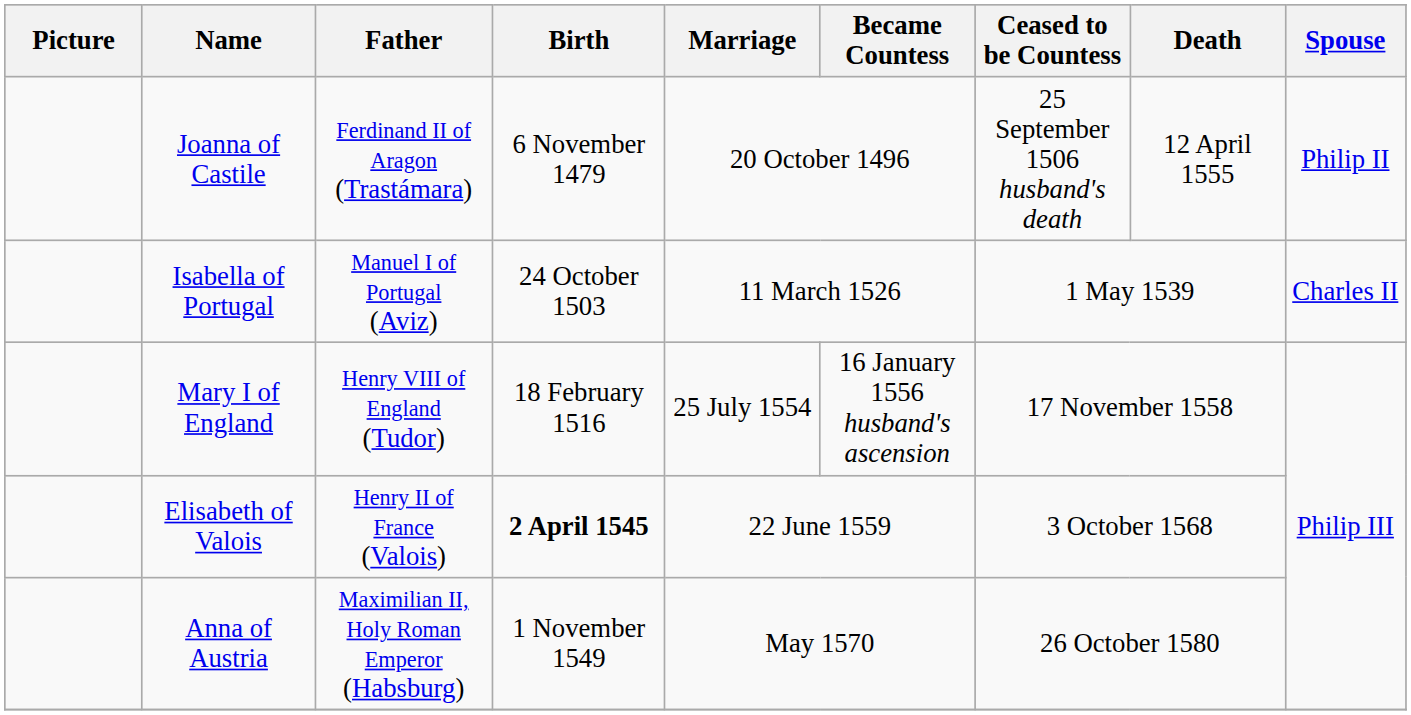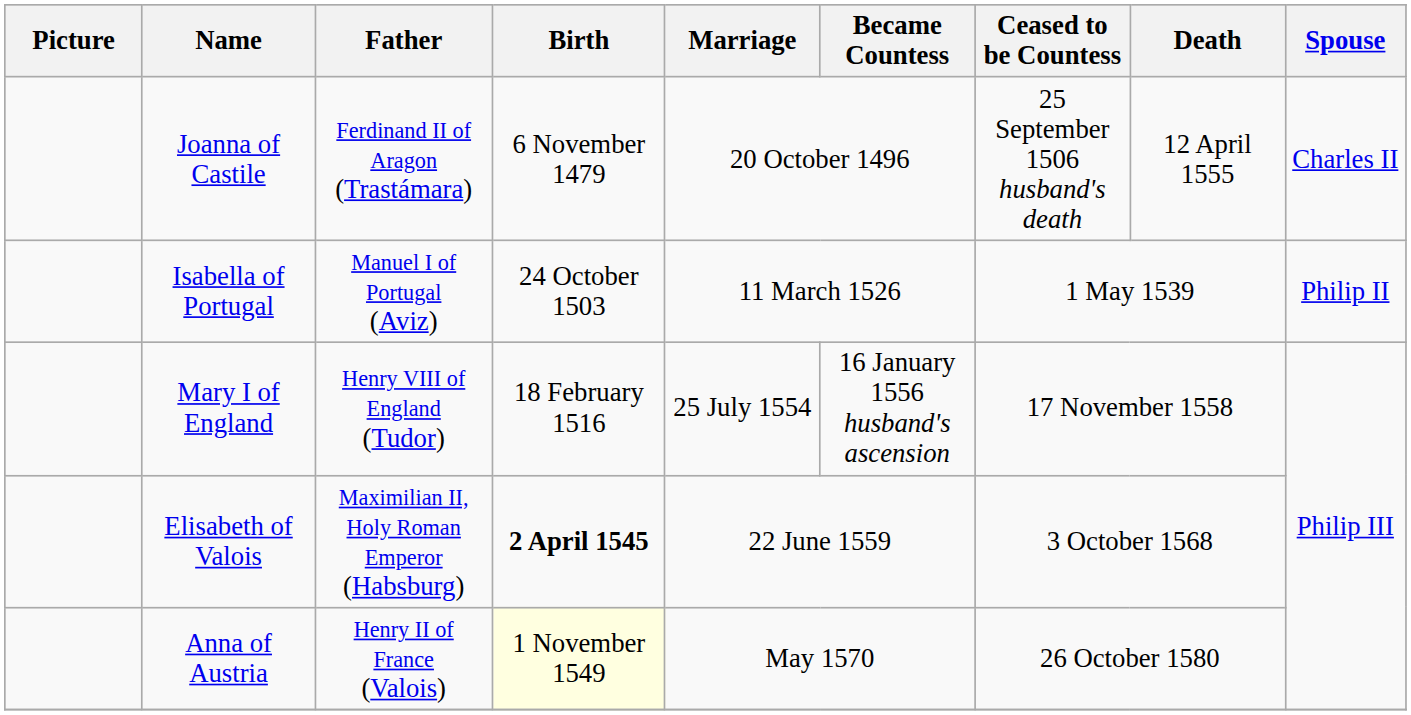(1345, 158) Philip II -> (1345, 158) Charles II
(1345, 290) Charles II -> (1345, 290) Philip II
(404, 527) Henry II of France (Valois) -> (404, 542) Maximilian II, Holy Roman Emperor (Habsburg)
(404, 645) Maximilian II, Holy Roman Emperor (Habsburg) -> (404, 660) Henry II of France (Valois)
(579, 643) no background -> (579, 658) lightyellow background
